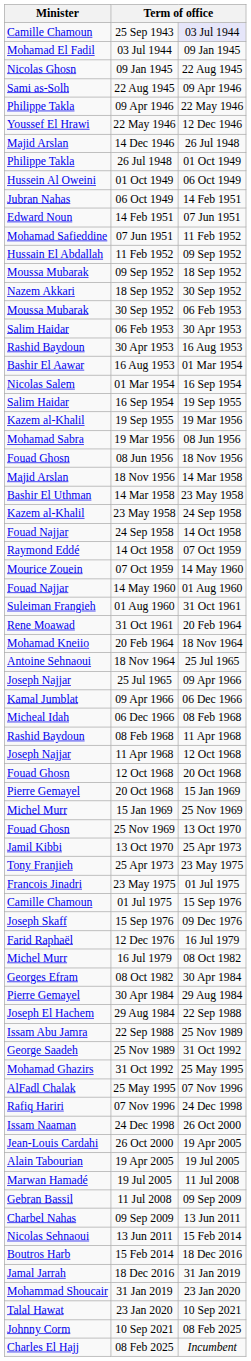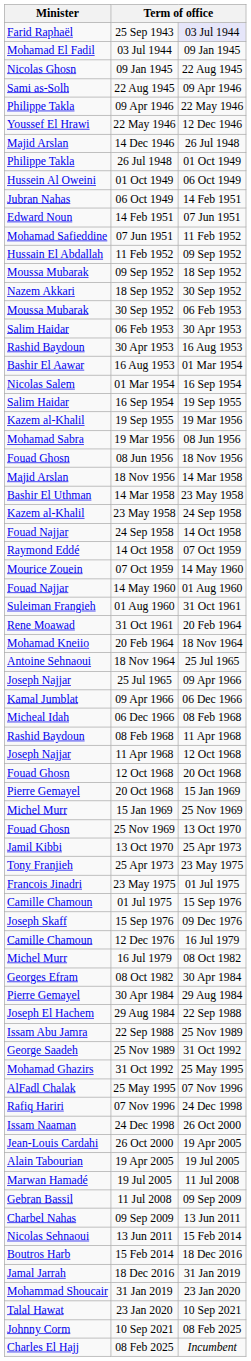(50, 32) Camille Chamoun -> (40, 32) Farid Raphaël
(40, 939) Farid Raphaël -> (50, 939) Camille Chamoun
